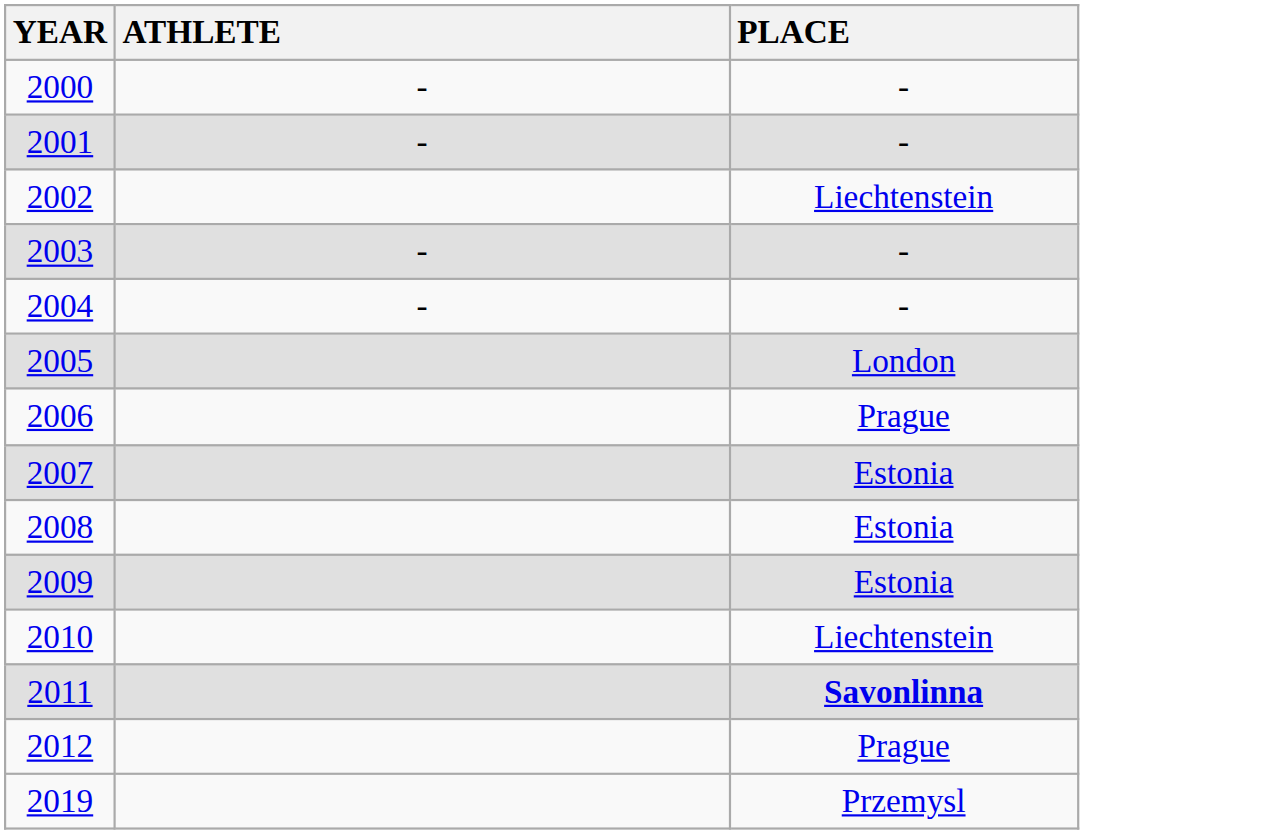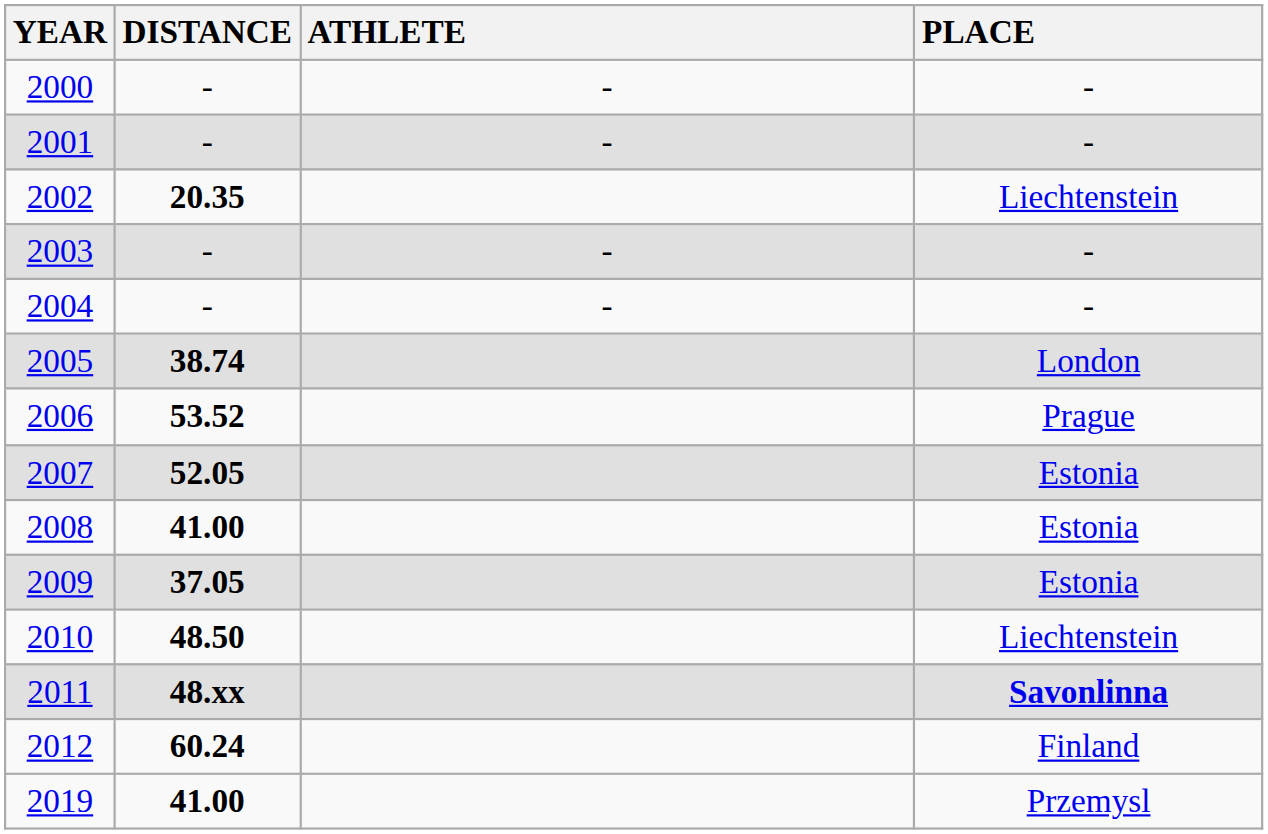+ column: (207, 32)
(904, 745) Prague -> (1089, 745) Finland
